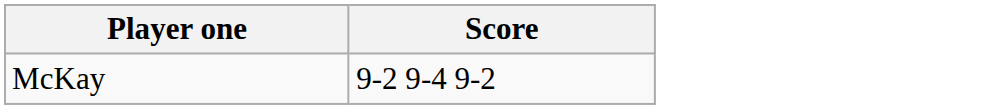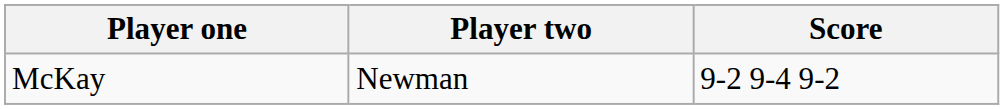+ column: (521, 29)
